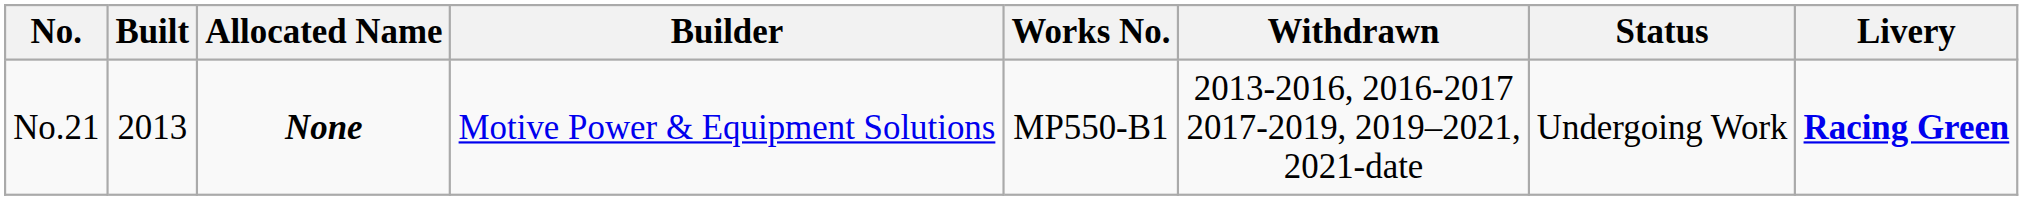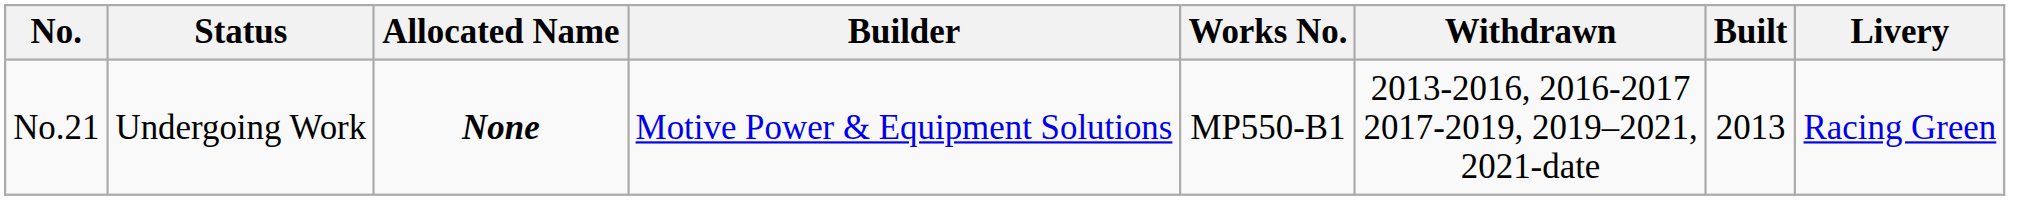columns swapped: (152, 32) <-> (1662, 32)
(1906, 126) bold -> (1900, 126) normal
